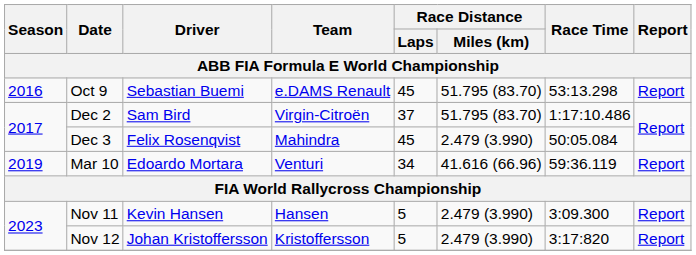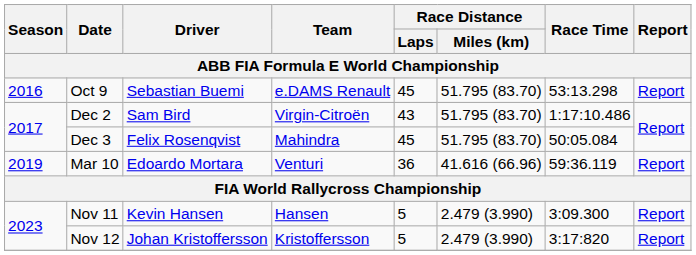(406, 115) 37 -> (406, 115) 43
(487, 140) 2.479 (3.990) -> (491, 140) 51.795 (83.70)
(406, 164) 34 -> (406, 164) 36
